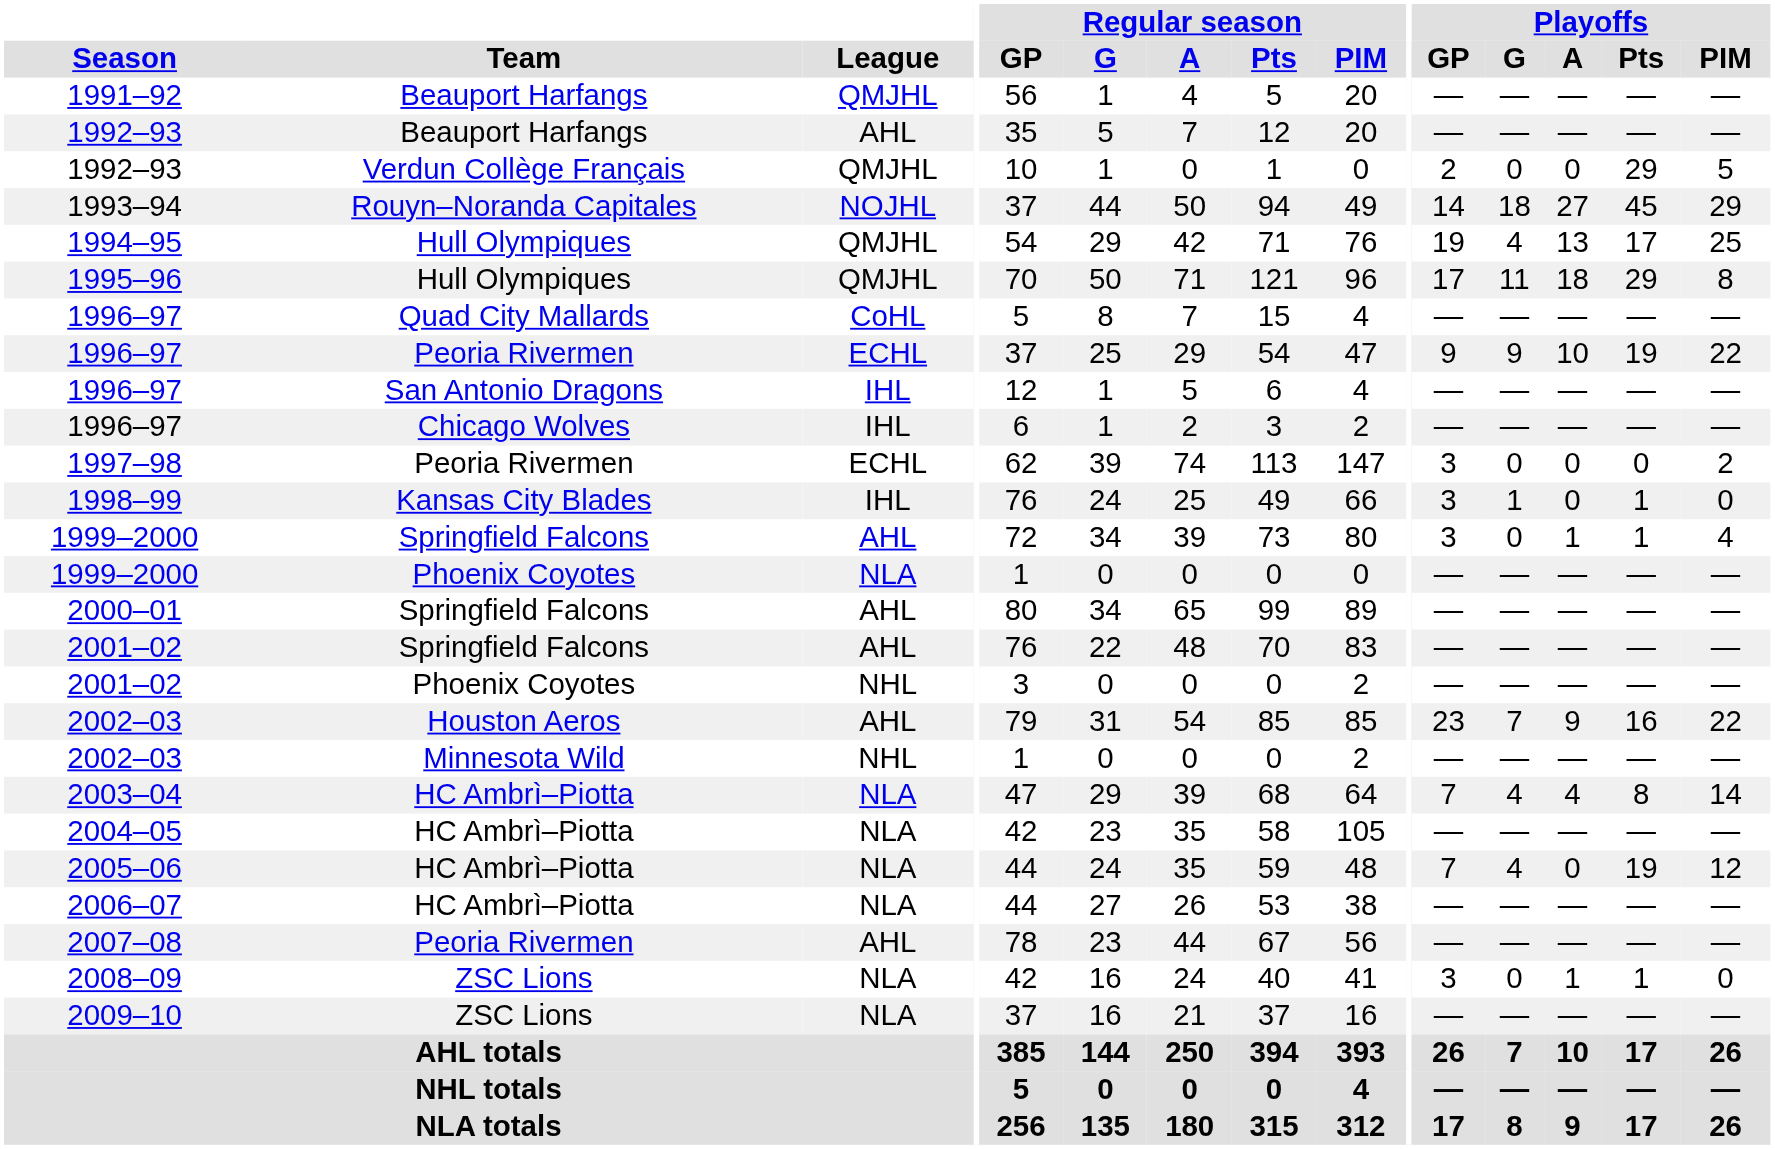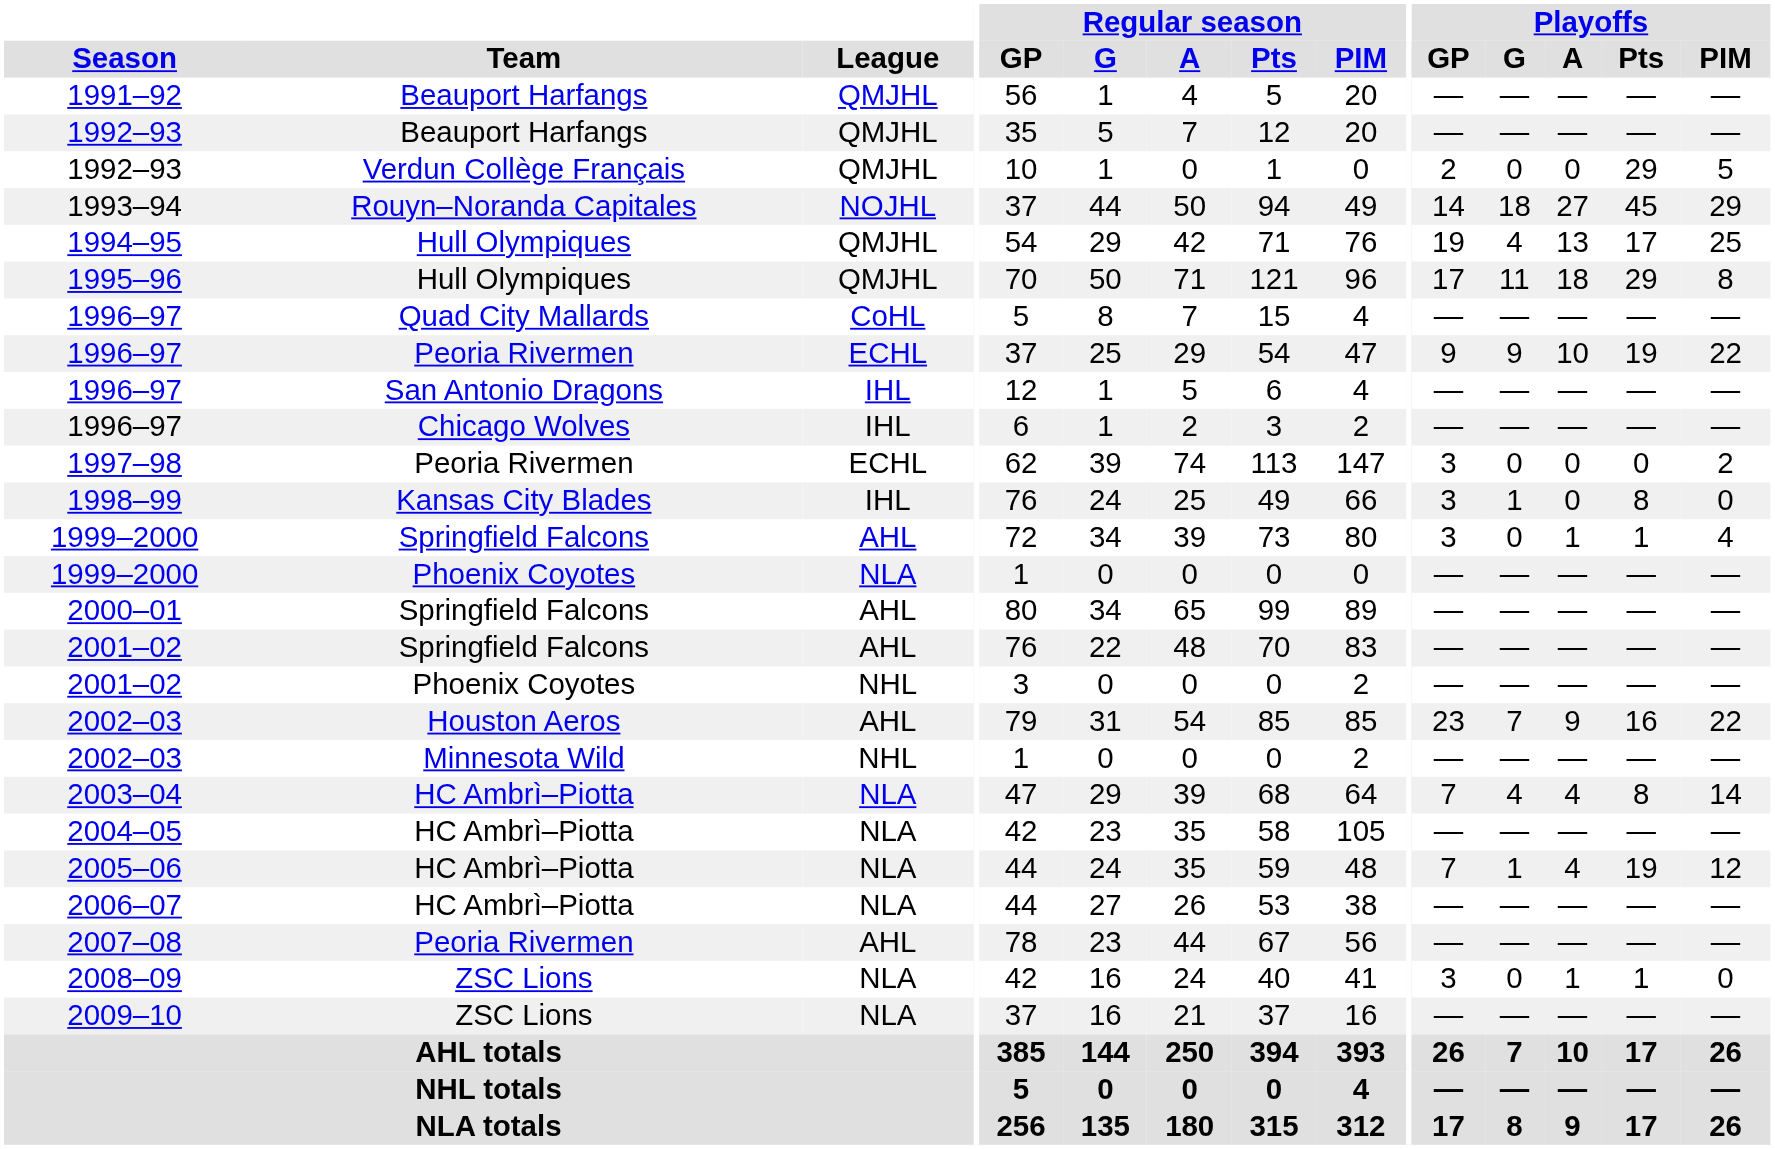(888, 132) AHL -> (888, 132) QMJHL
(1641, 500) 1 -> (1641, 500) 8
(1514, 868) 4 -> (1514, 868) 1
(1573, 868) 0 -> (1573, 868) 4
